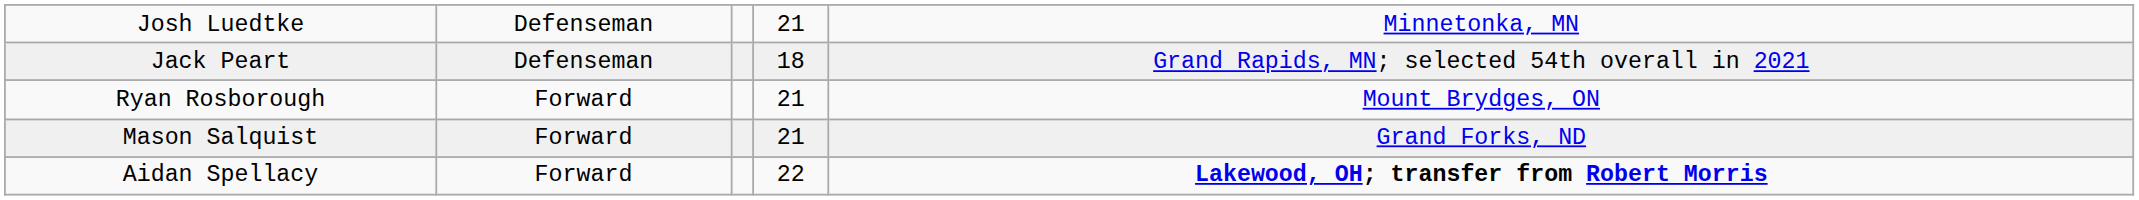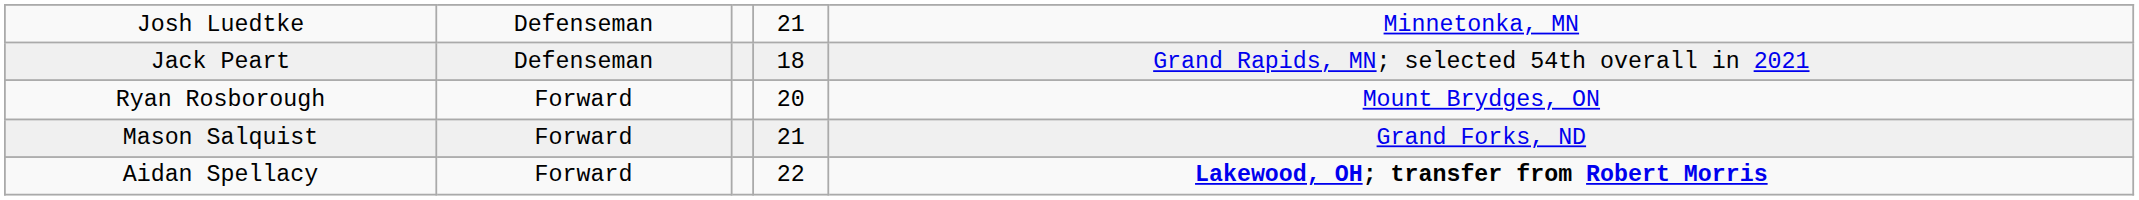(791, 100) 21 -> (791, 100) 20
